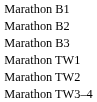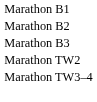- row: (42, 60)
